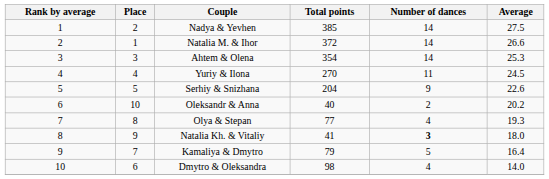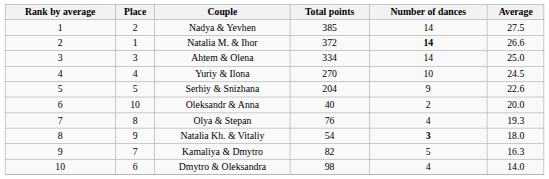(428, 43) normal -> (428, 43) bold
(330, 58) 354 -> (330, 58) 334
(516, 58) 25.3 -> (516, 58) 25.0
(428, 74) 11 -> (428, 74) 10
(516, 105) 20.2 -> (516, 105) 20.0
(330, 120) 77 -> (330, 120) 76
(330, 136) 41 -> (330, 136) 54
(330, 151) 79 -> (330, 151) 82
(516, 151) 16.4 -> (516, 151) 16.3
